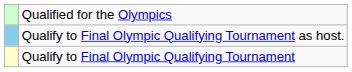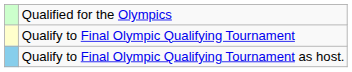rows swapped: (183, 35) <-> (158, 56)
